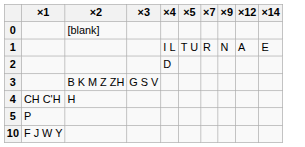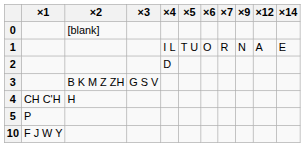+ column: (209, 13)
